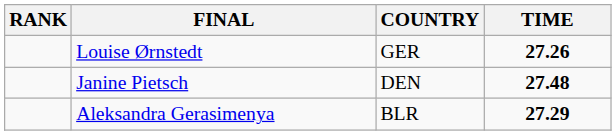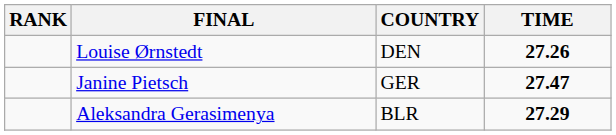(400, 51) GER -> (401, 51) DEN
(401, 82) DEN -> (400, 82) GER
(547, 82) 27.48 -> (547, 82) 27.47
